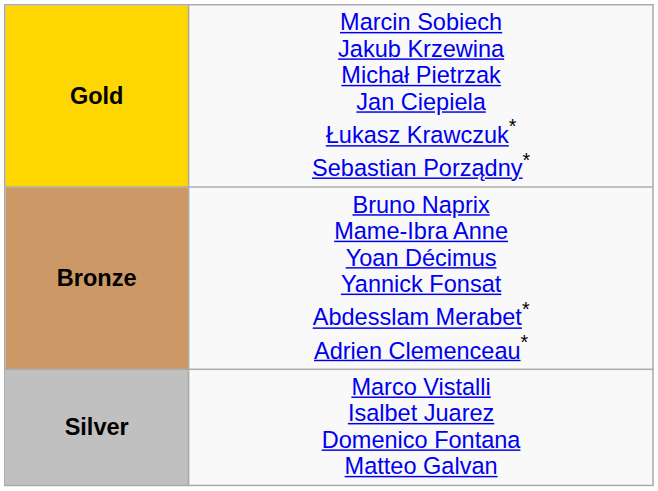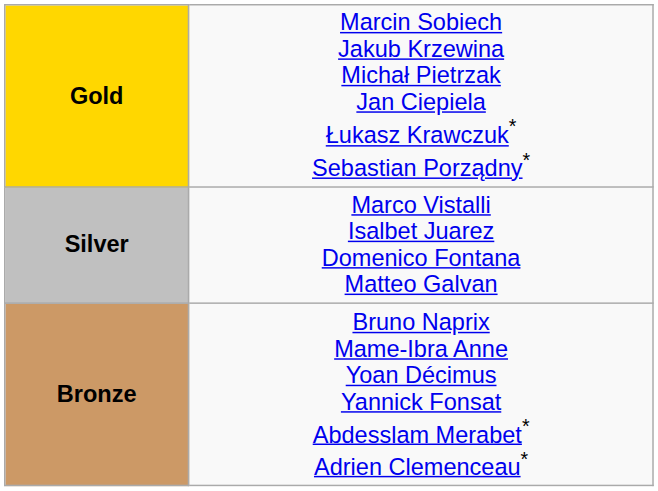rows swapped: (97, 427) <-> (97, 277)
